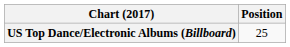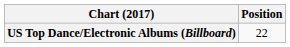(262, 33) 25 -> (262, 33) 22
